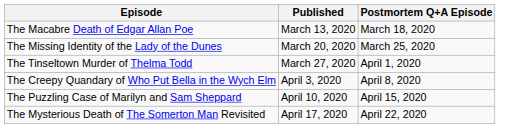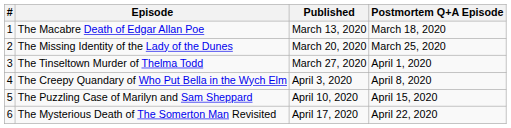+ column: (10, 13)
